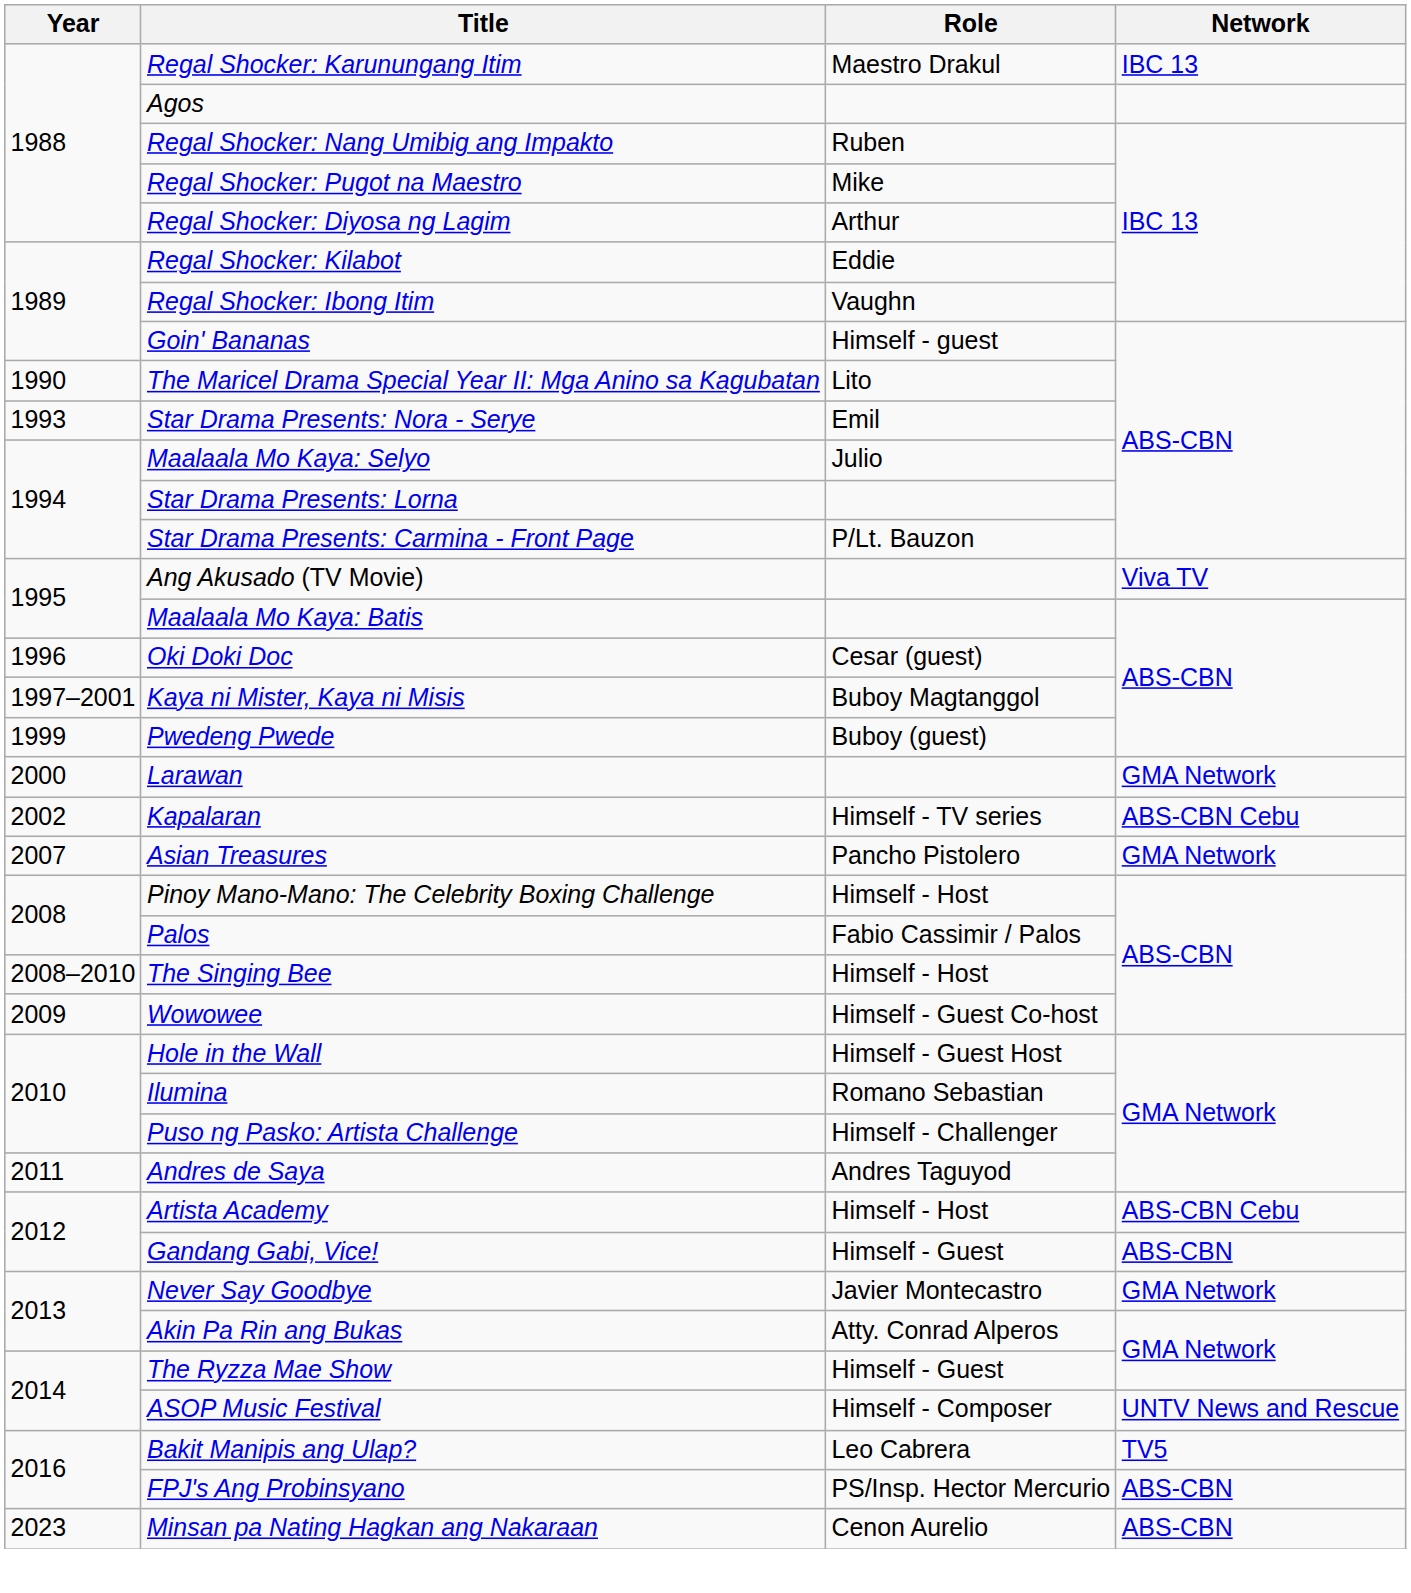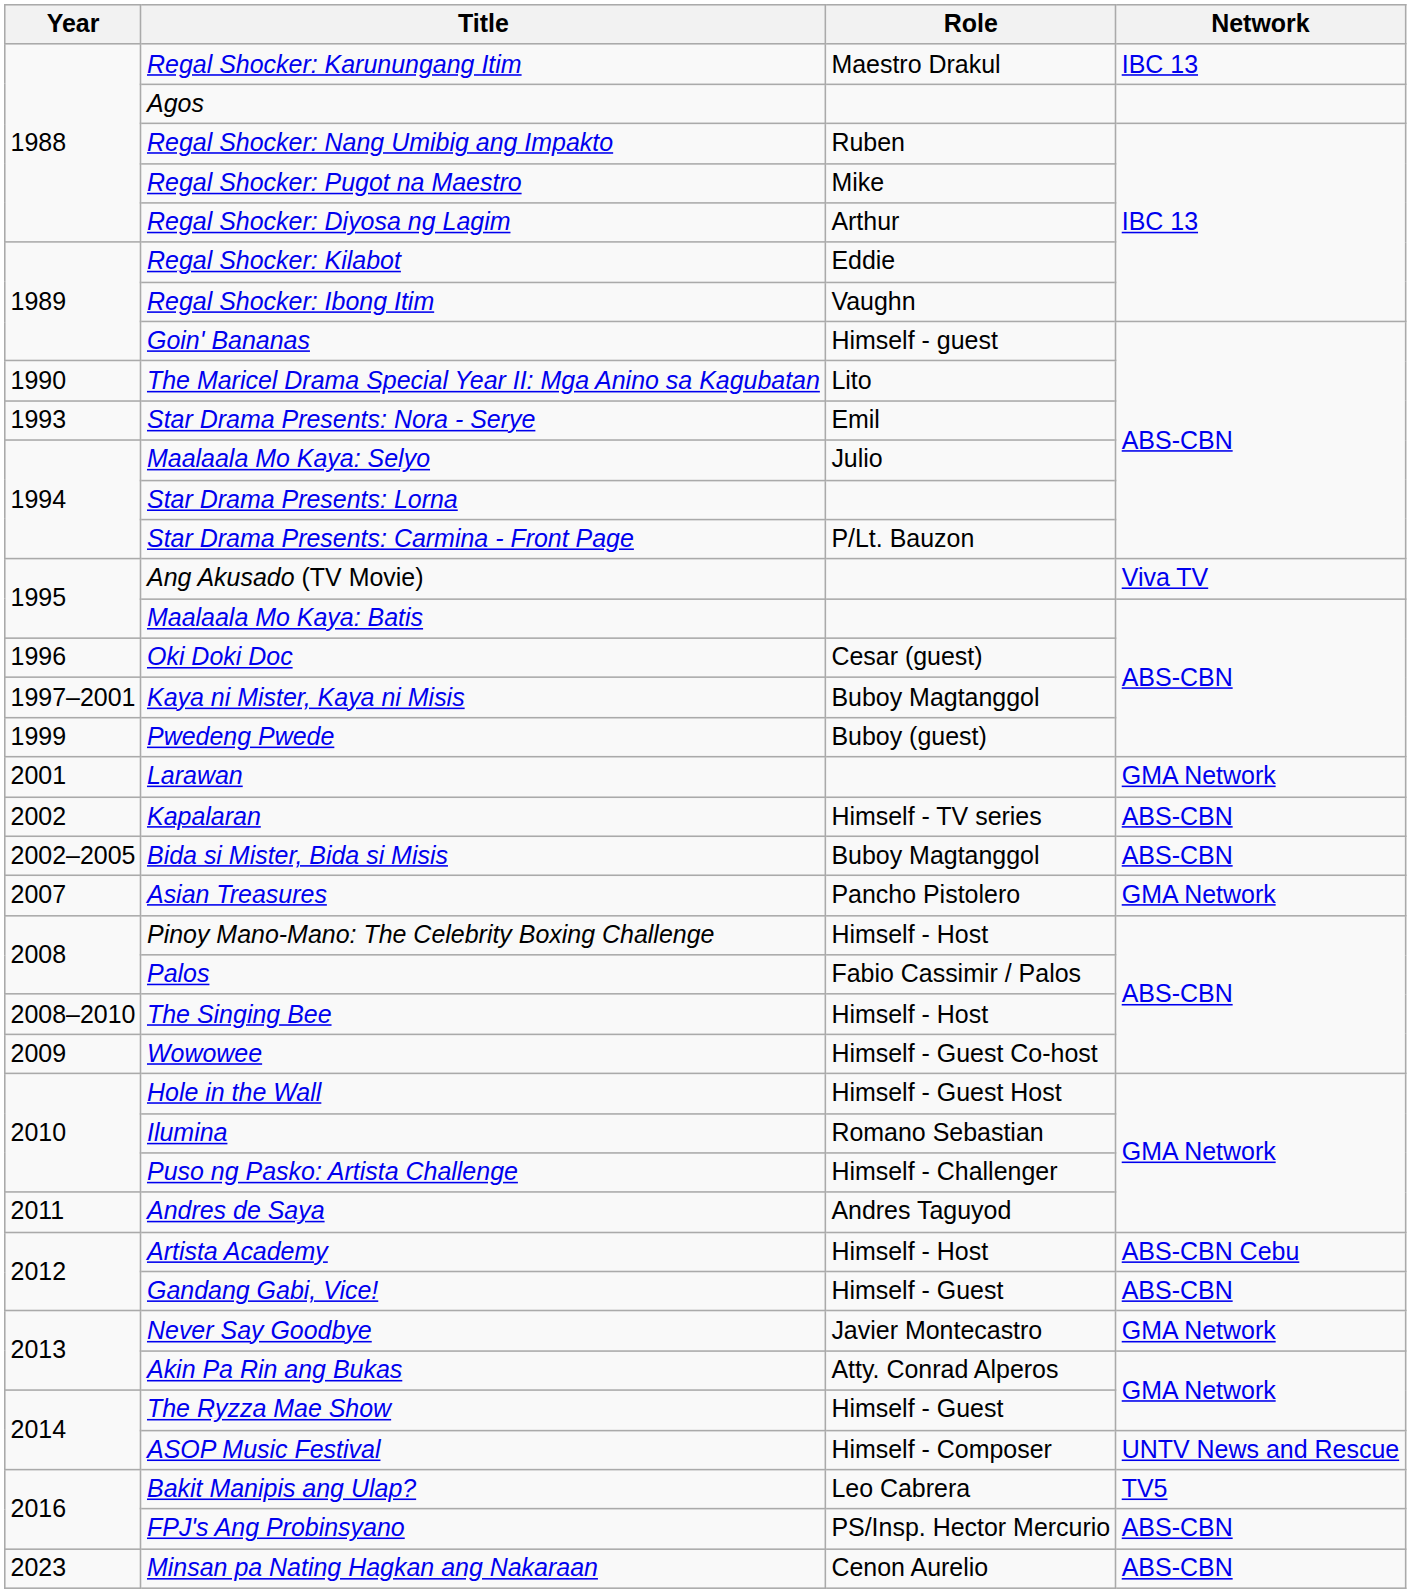(38, 776) 2000 -> (38, 776) 2001
(1211, 815) ABS-CBN Cebu -> (1177, 815) ABS-CBN
+ row: (297, 855)
